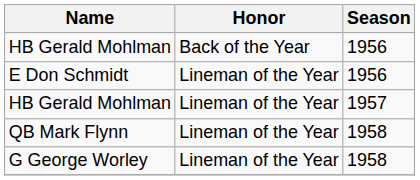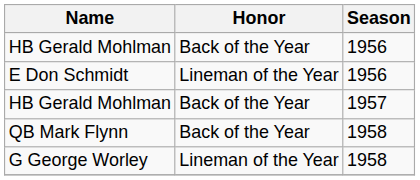(259, 103) Lineman of the Year -> (245, 103) Back of the Year
(259, 132) Lineman of the Year -> (245, 132) Back of the Year
